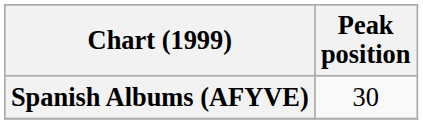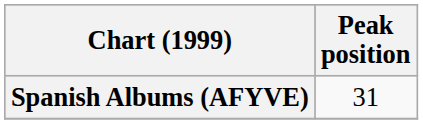(366, 97) 30 -> (366, 97) 31
